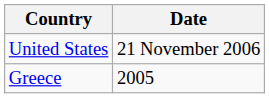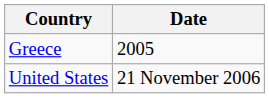rows swapped: (35, 78) <-> (59, 48)
